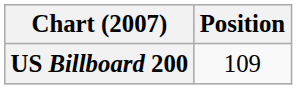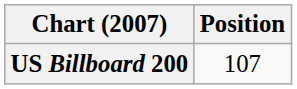(242, 63) 109 -> (242, 63) 107
